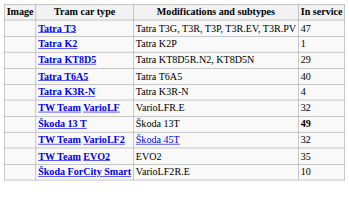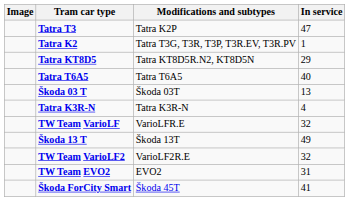(216, 28) Tatra T3G, T3R, T3P, T3R.EV, T3R.PV -> (156, 28) Tatra K2P
(156, 44) Tatra K2P -> (216, 44) Tatra T3G, T3R, T3P, T3R.EV, T3R.PV
+ row: (62, 92)
(306, 124) bold -> (306, 140) normal
(158, 140) Škoda 45T -> (163, 156) VarioLF2R.E
(306, 156) 35 -> (306, 172) 31
(163, 172) VarioLF2R.E -> (158, 188) Škoda 45T
(306, 172) 10 -> (306, 188) 41
